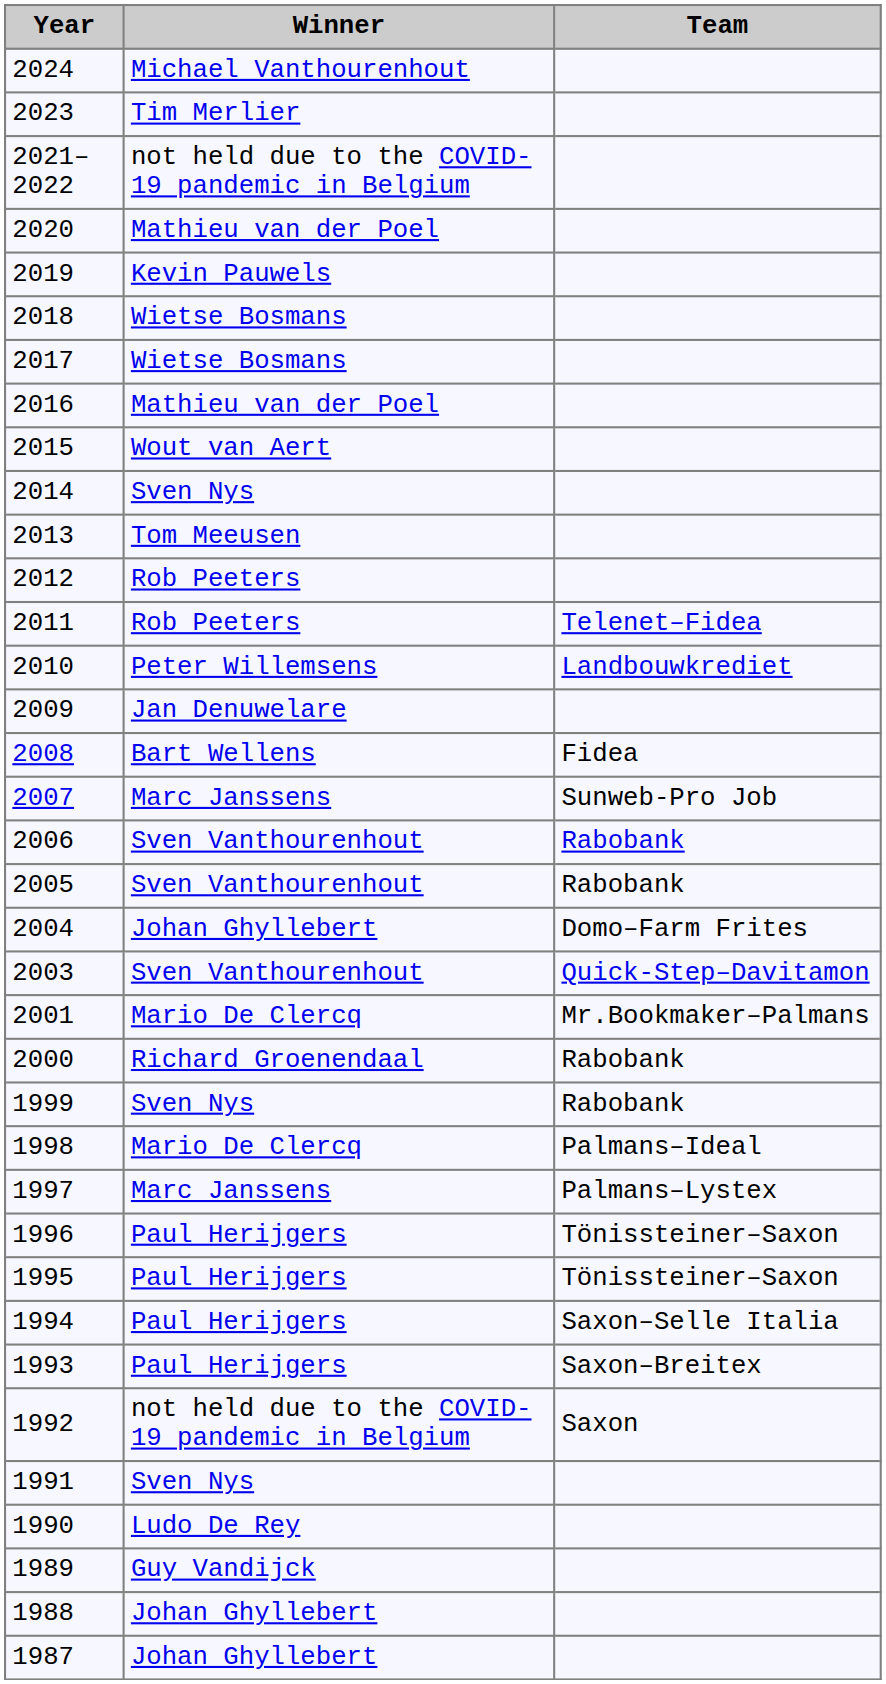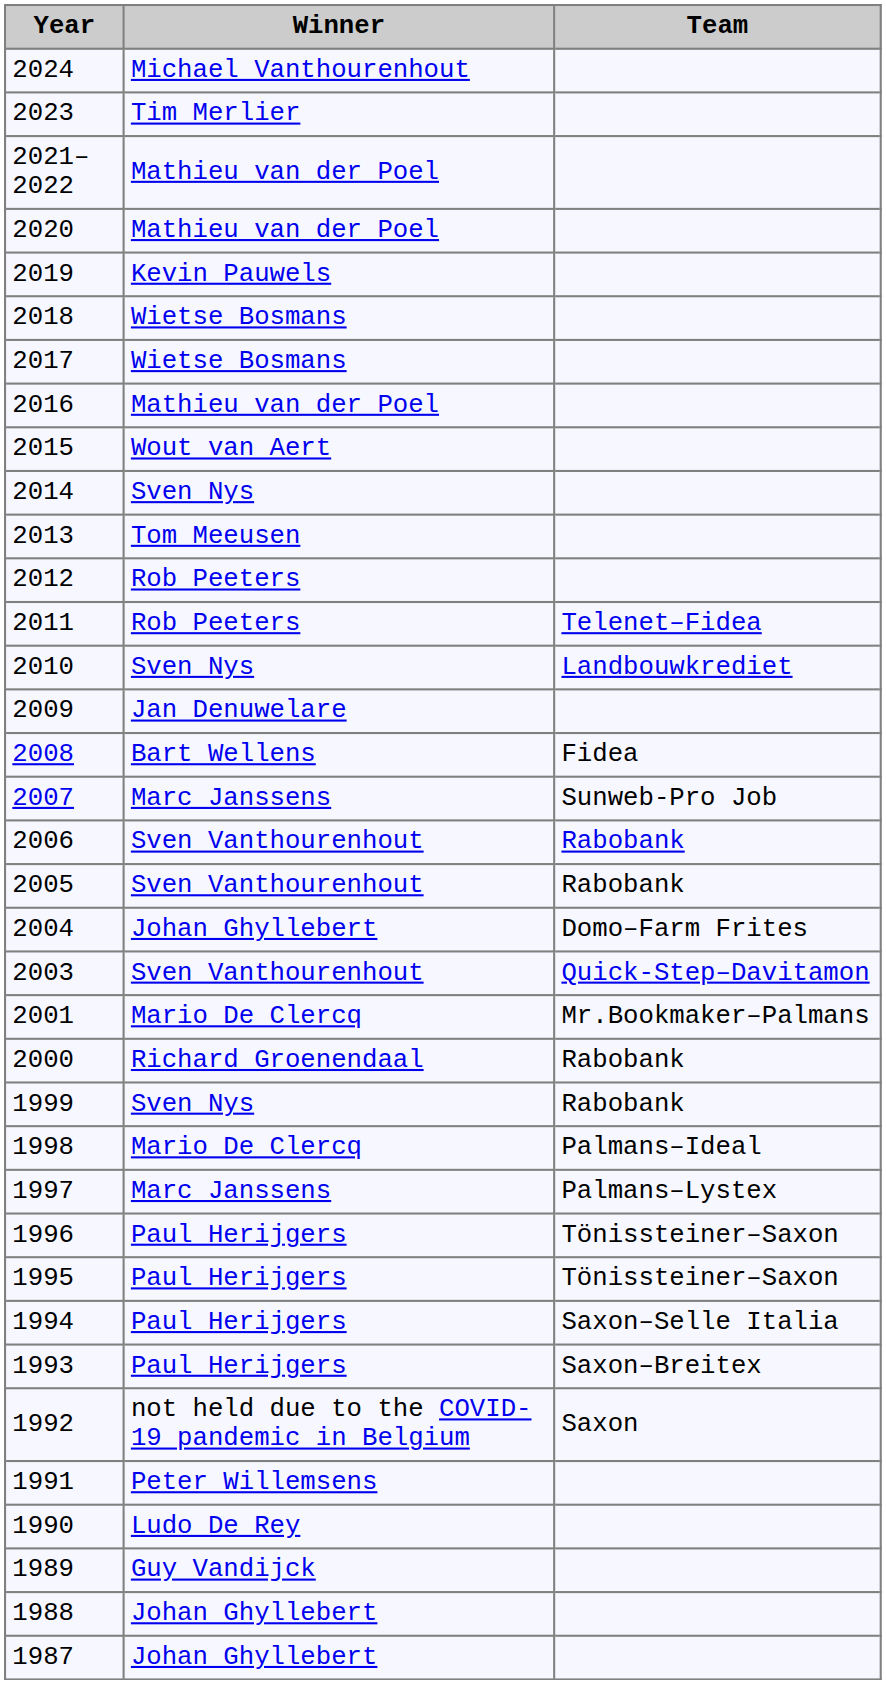(331, 172) not held due to the COVID-19 pandemic in Belgium -> (285, 172) Mathieu van der Poel
(254, 668) Peter Willemsens -> (193, 668) Sven Nys
(193, 1483) Sven Nys -> (254, 1483) Peter Willemsens
